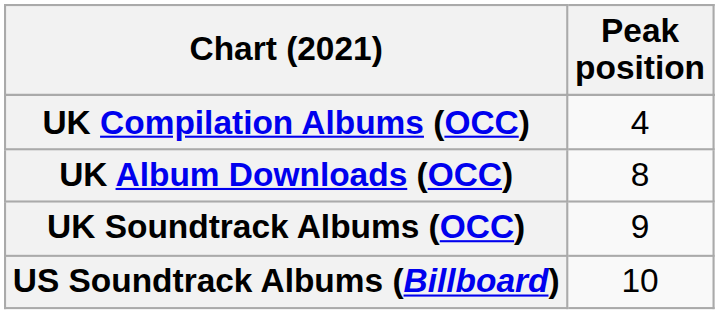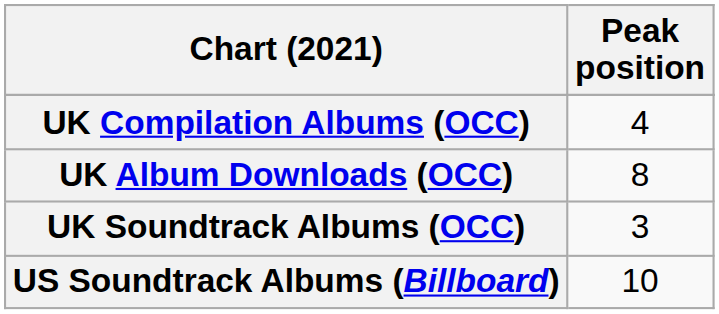(640, 227) 9 -> (640, 227) 3
